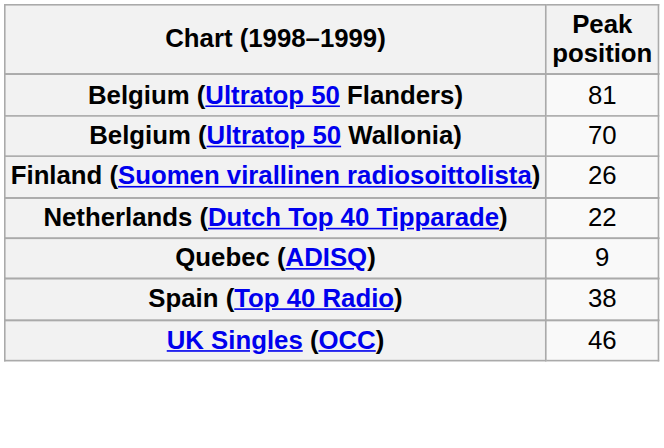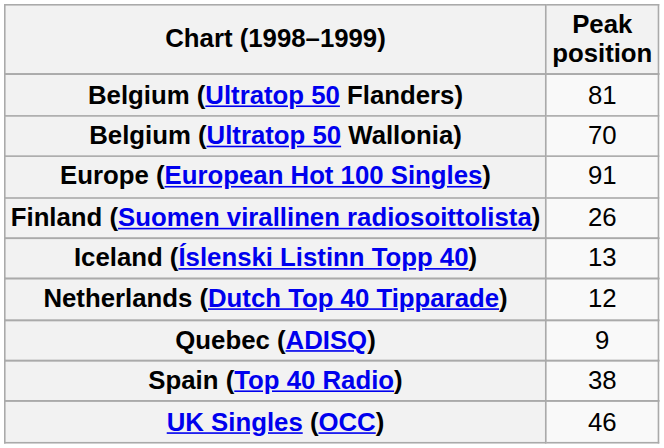+ row: (276, 176)
+ row: (276, 258)
(602, 217) 22 -> (602, 299) 12
